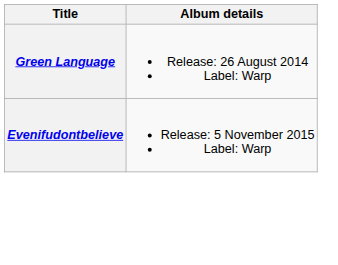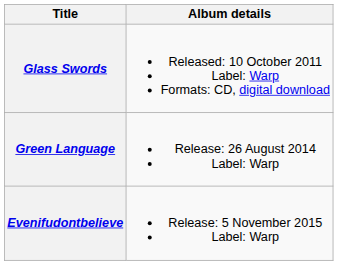+ row: (65, 68)
